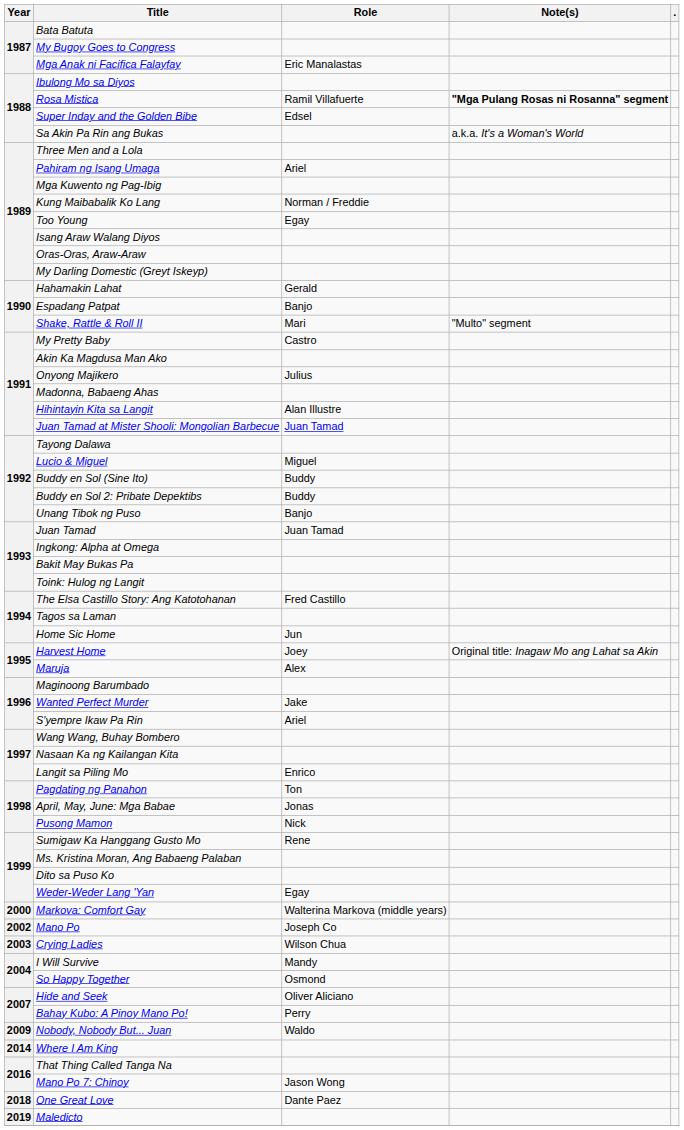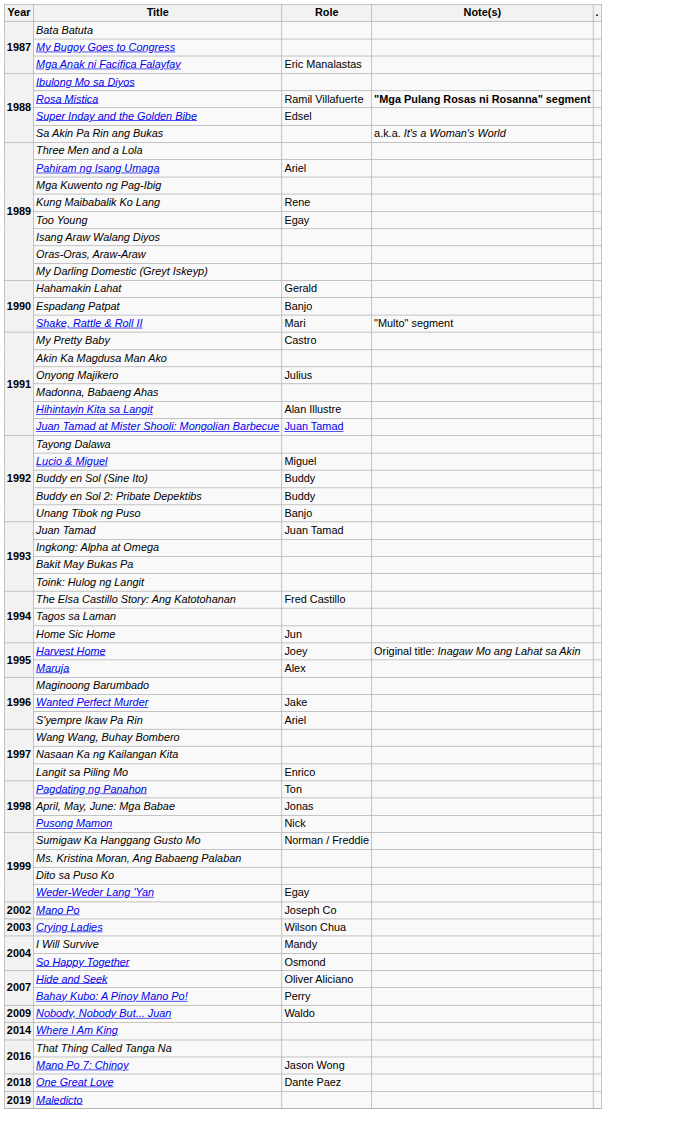(327, 202) Norman / Freddie -> (297, 202) Rene
(297, 841) Rene -> (327, 841) Norman / Freddie
- row: (91, 910)
